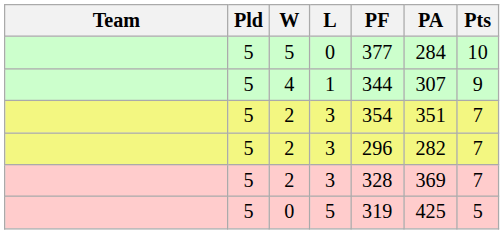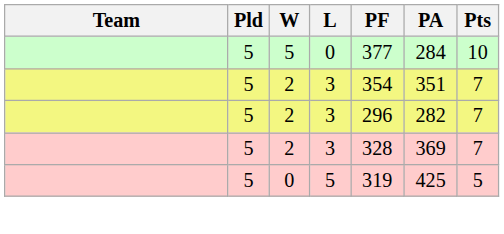- row: (289, 84)
